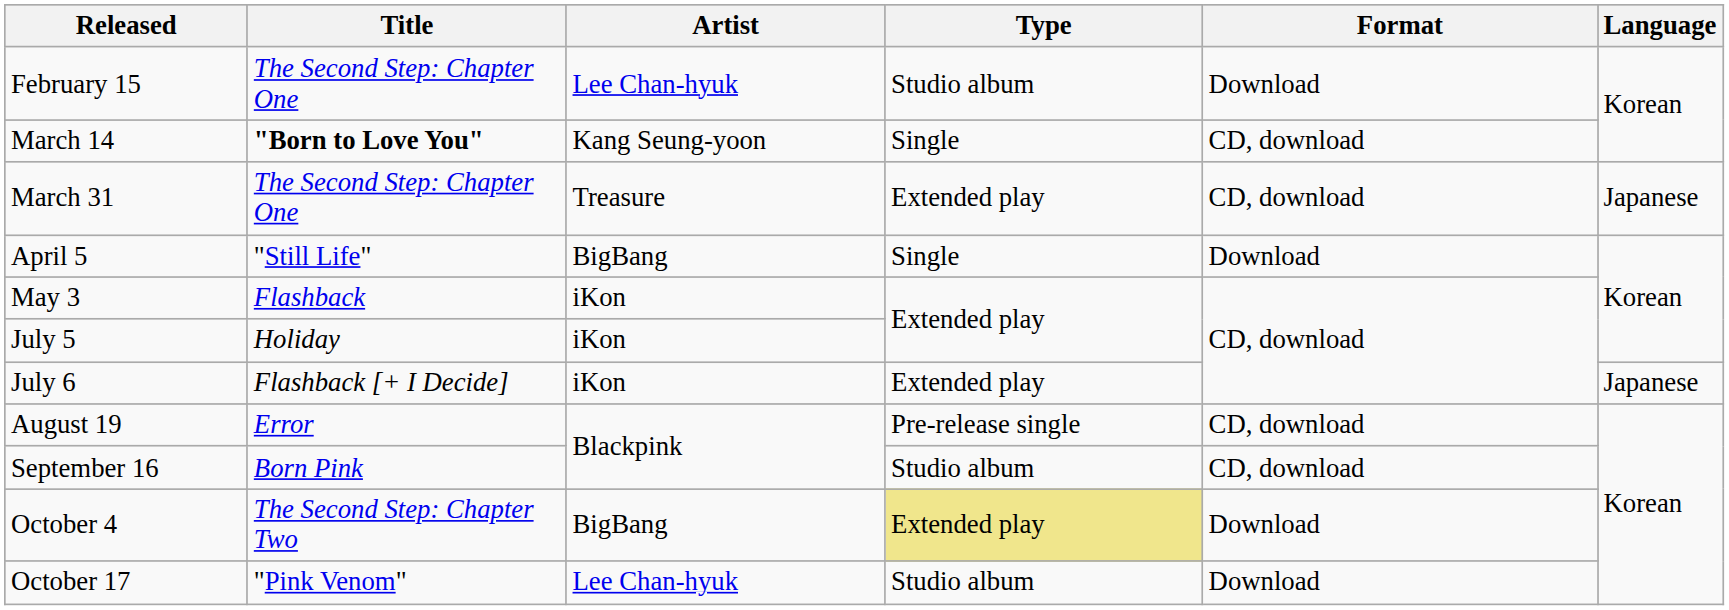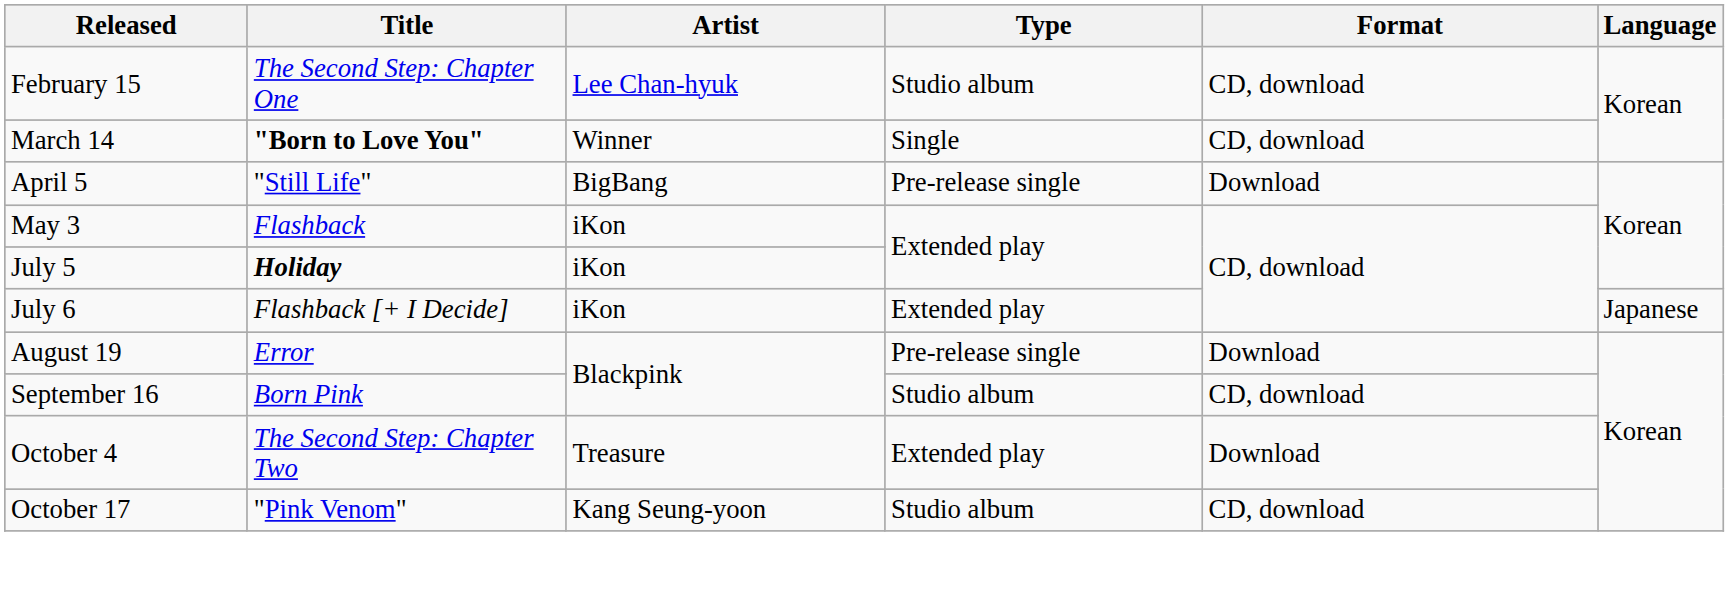(1264, 83) Download -> (1287, 83) CD, download
(669, 140) Kang Seung-yoon -> (612, 140) Winner
- row: (63, 197)
(925, 255) Single -> (986, 182) Pre-release single
(297, 340) normal -> (298, 267) bold
(1287, 424) CD, download -> (1264, 352) Download
(620, 524) BigBang -> (619, 452) Treasure
(968, 524) khaki background -> (968, 452) no background
(655, 582) Lee Chan-hyuk -> (669, 509) Kang Seung-yoon
(1264, 582) Download -> (1287, 509) CD, download
